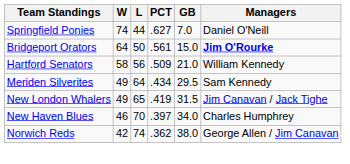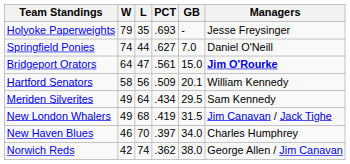+ row: (61, 30)
(139, 47) 50 -> (143, 64) 47
(187, 64) 21.0 -> (192, 82) 20.1
(139, 99) 65 -> (143, 116) 68
